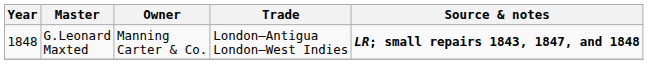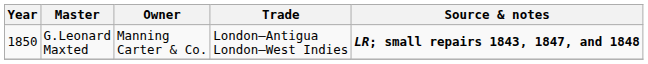(22, 42) 1848 -> (22, 42) 1850
